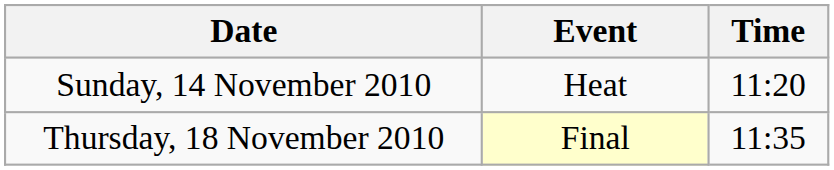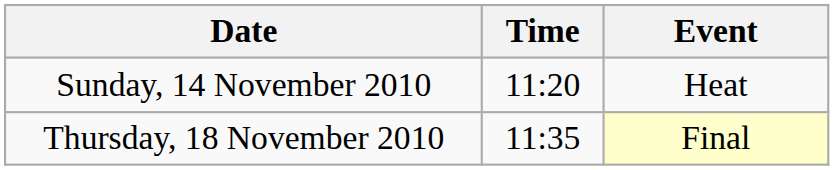columns swapped: (768, 31) <-> (595, 31)
